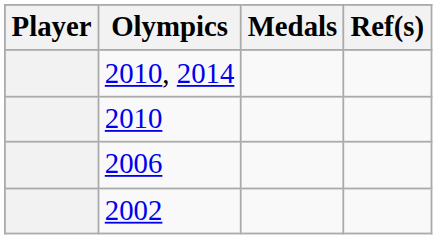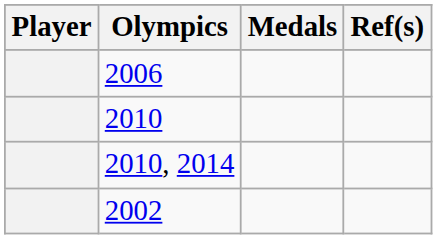rows swapped: (134, 164) <-> (170, 73)
